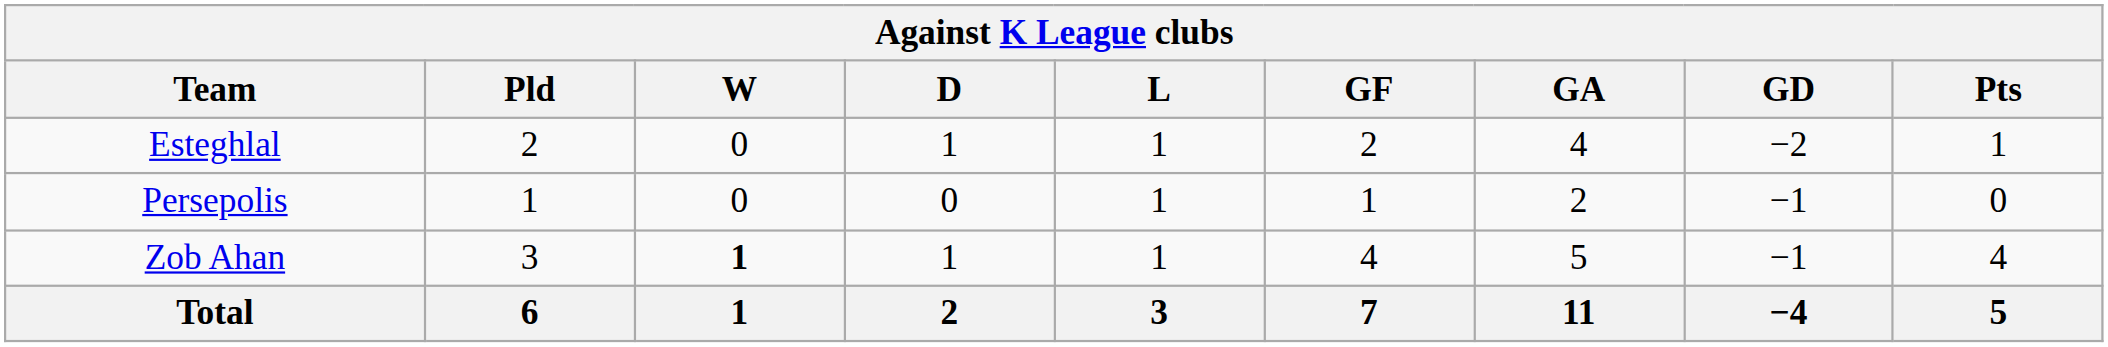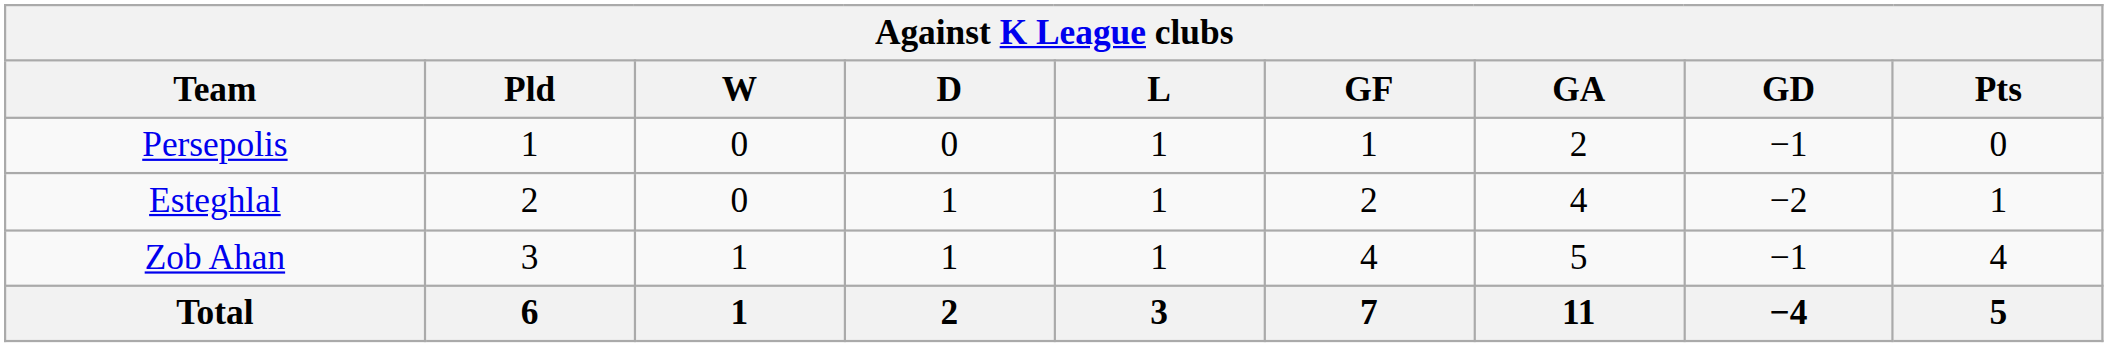rows swapped: (215, 144) <-> (215, 200)
(739, 256) bold -> (739, 256) normal
